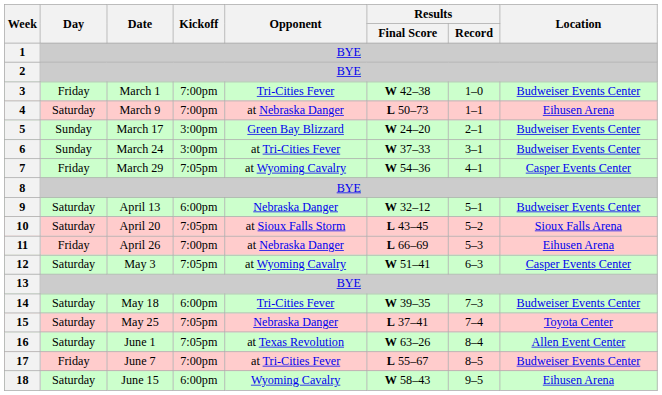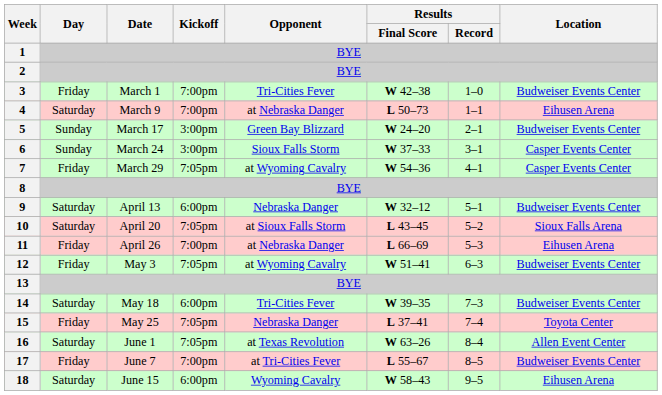(296, 149) at Tri-Cities Fever -> (296, 149) Sioux Falls Storm
(578, 149) Budweiser Events Center -> (578, 149) Casper Events Center
(74, 264) Saturday -> (74, 264) Friday
(578, 264) Casper Events Center -> (578, 264) Budweiser Events Center
(74, 322) Saturday -> (74, 322) Friday
